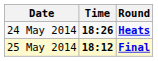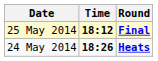rows swapped: (42, 30) <-> (42, 47)
